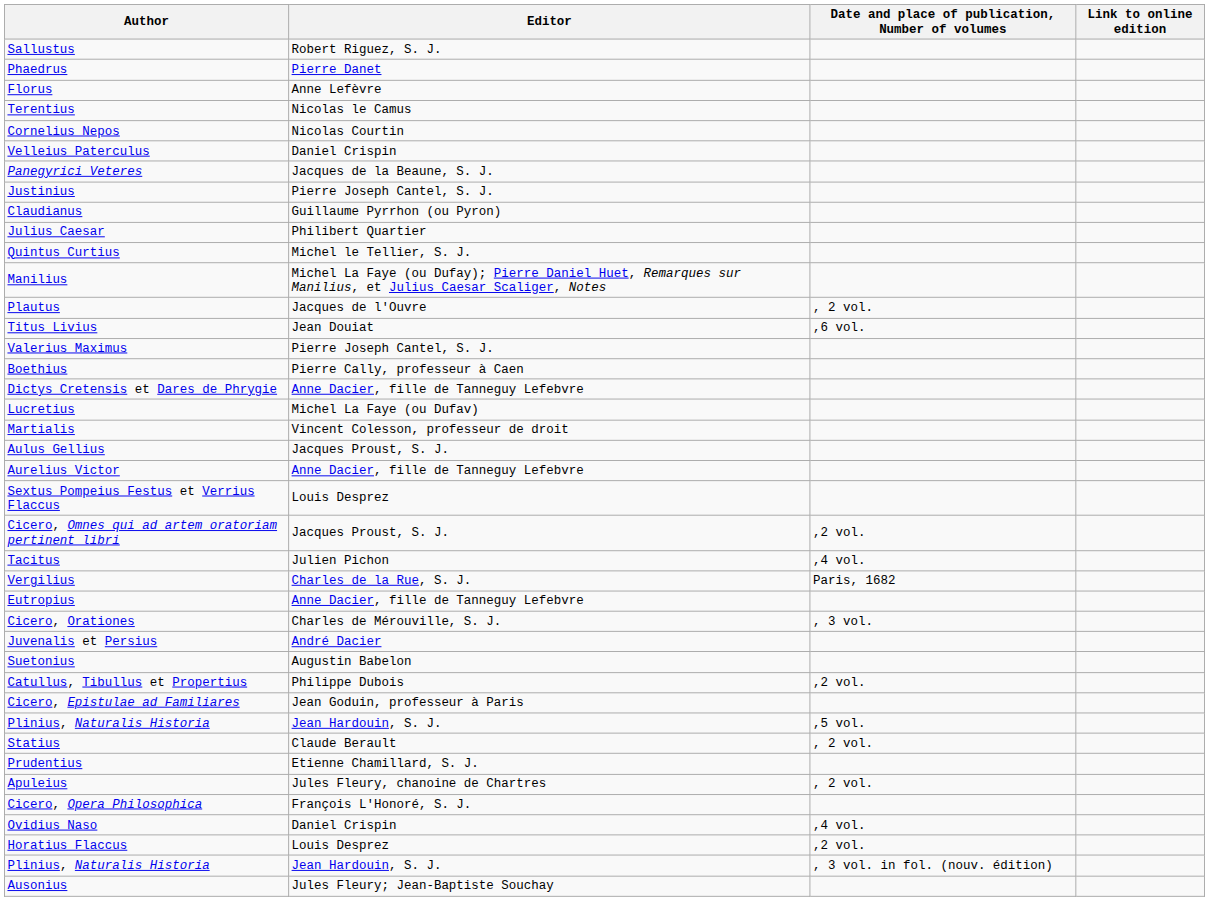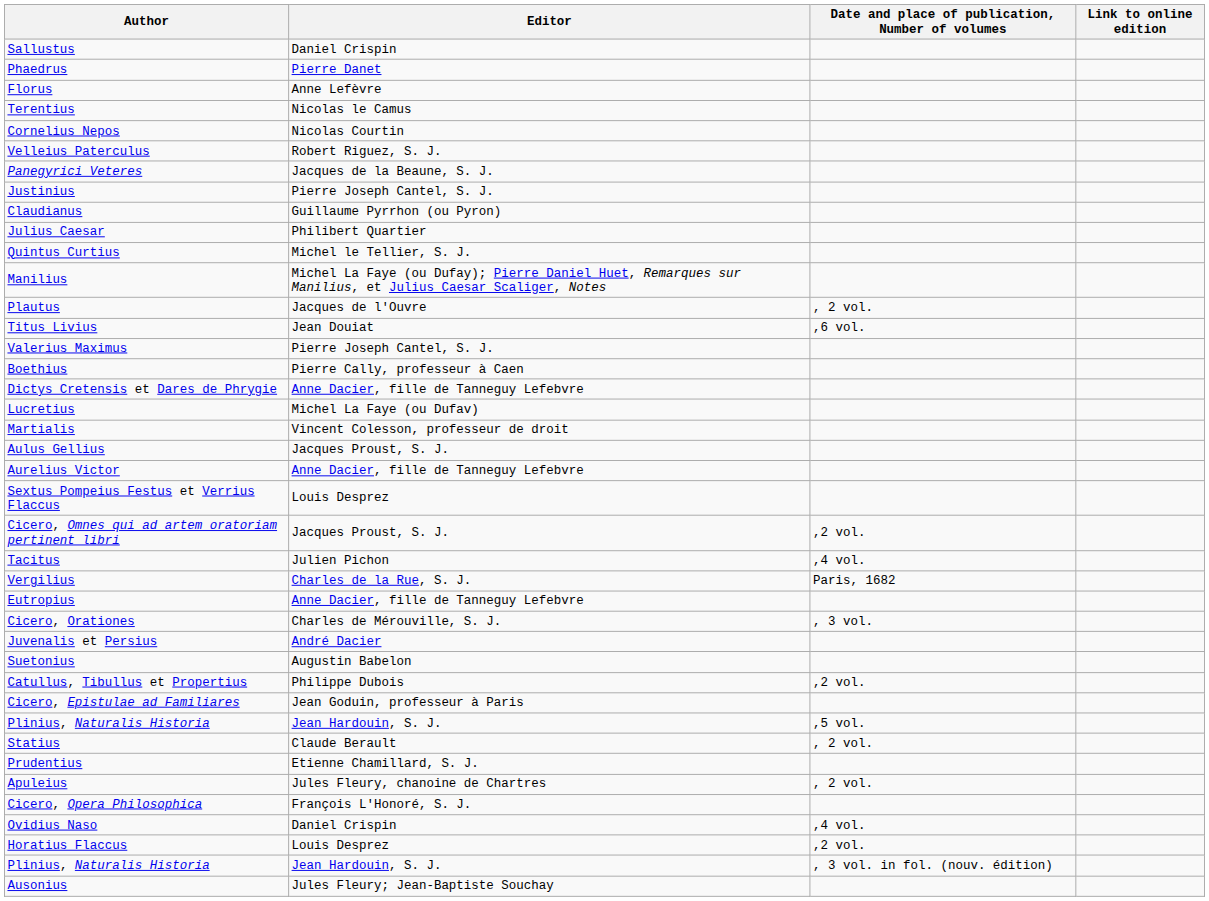(366, 49) Robert Riguez, S. J. -> (344, 49) Daniel Crispin
(344, 151) Daniel Crispin -> (366, 151) Robert Riguez, S. J.
